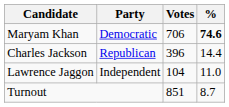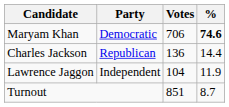(175, 53) 396 -> (175, 53) 136
(211, 72) 11.0 -> (211, 72) 11.9
